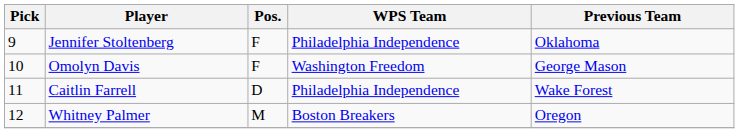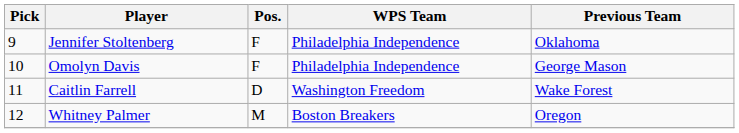(358, 66) Washington Freedom -> (375, 66) Philadelphia Independence
(375, 90) Philadelphia Independence -> (358, 90) Washington Freedom
